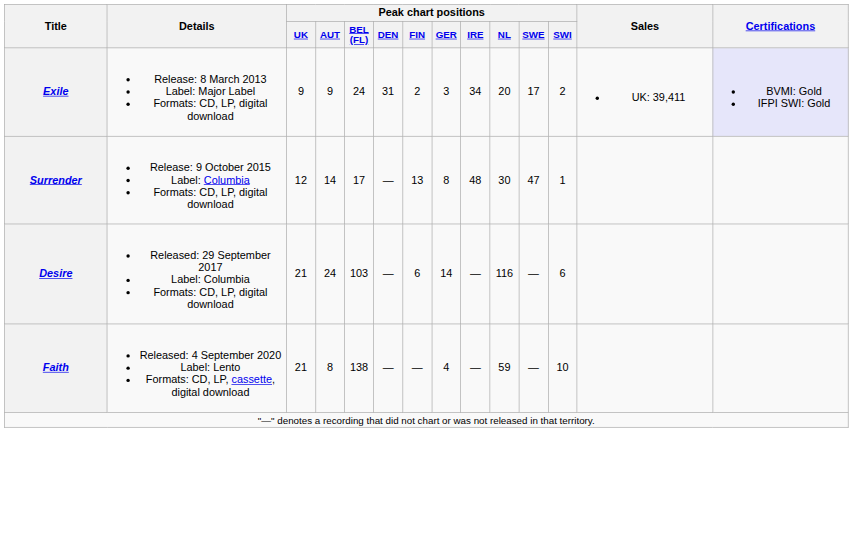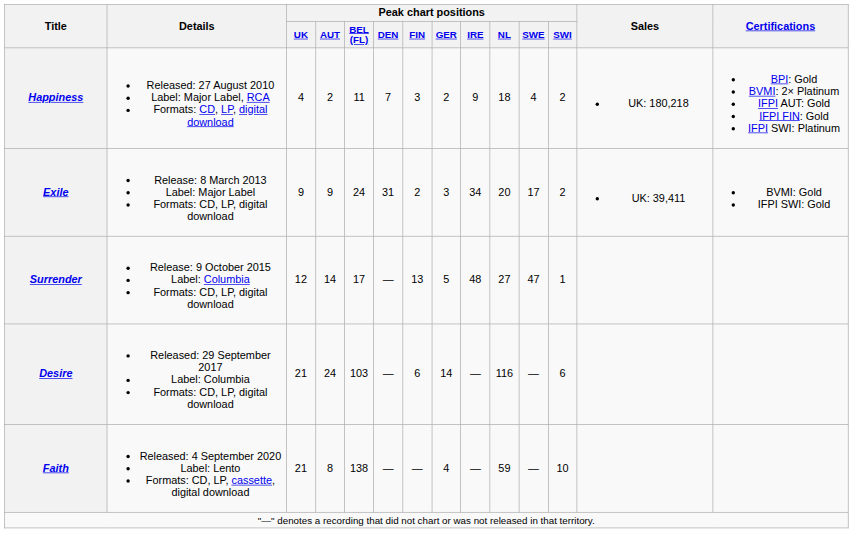+ row: (56, 98)
(780, 98) lavender background -> (780, 198) no background
(446, 180) 8 -> (446, 280) 5
(504, 180) 30 -> (504, 280) 27
